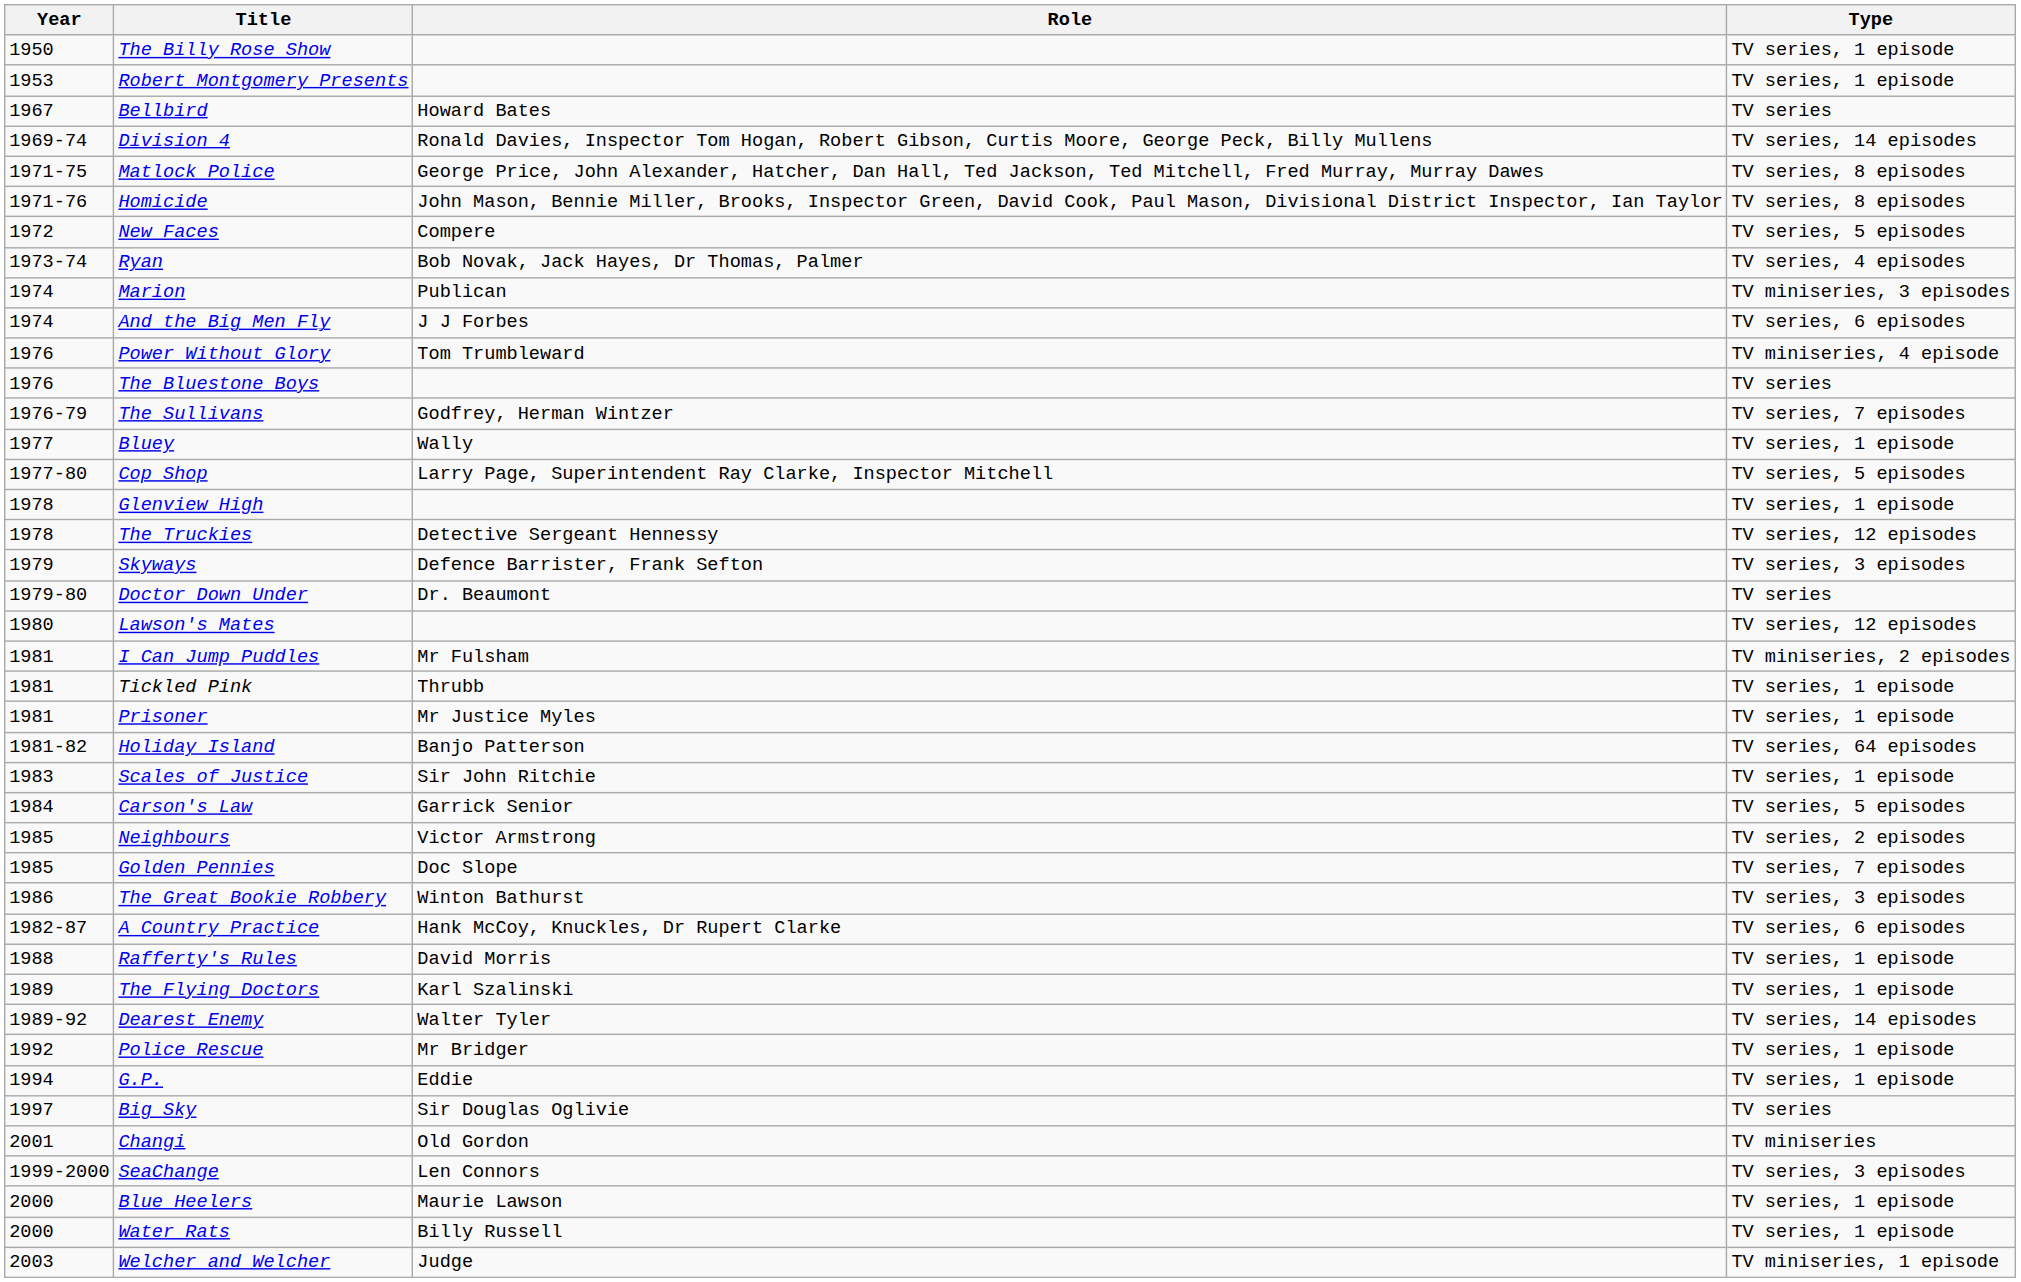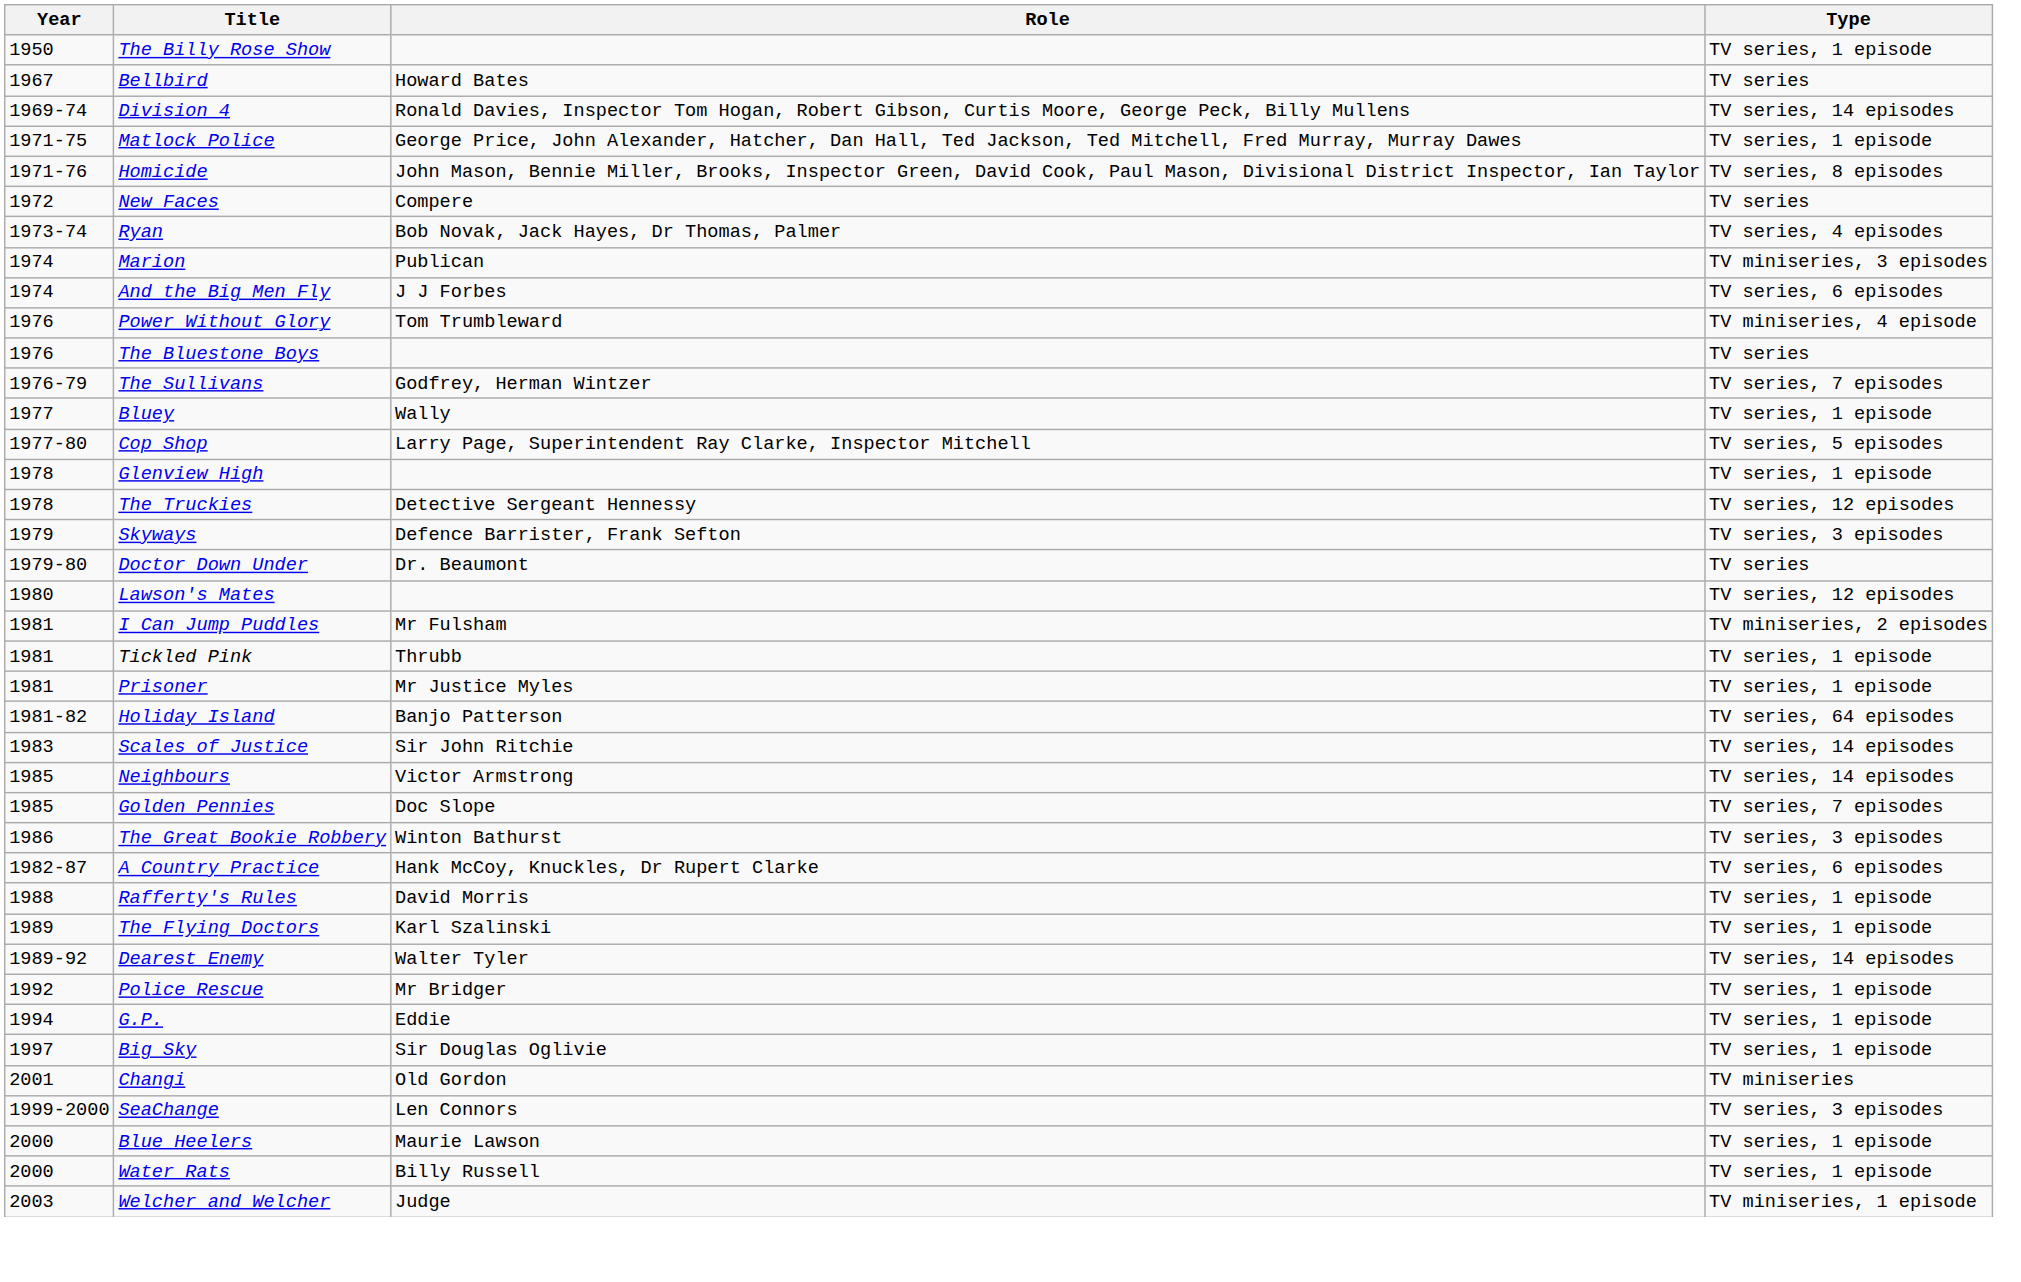- row: (263, 80)
(1849, 171) TV series, 8 episodes -> (1821, 141) TV series, 1 episode
(1849, 232) TV series, 5 episodes -> (1759, 202) TV series
(1843, 777) TV series, 1 episode -> (1832, 747) TV series, 14 episodes
- row: (185, 808)
(1849, 838) TV series, 2 episodes -> (1832, 777) TV series, 14 episodes
(1782, 1111) TV series -> (1821, 1050) TV series, 1 episode
